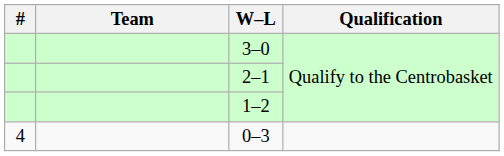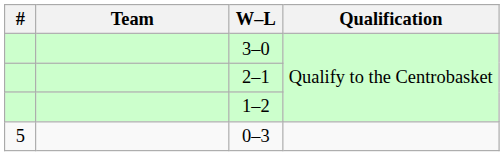(20, 135) 4 -> (20, 135) 5
